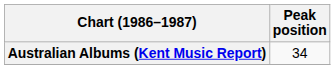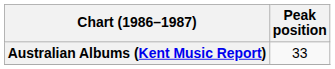(300, 53) 34 -> (300, 53) 33
